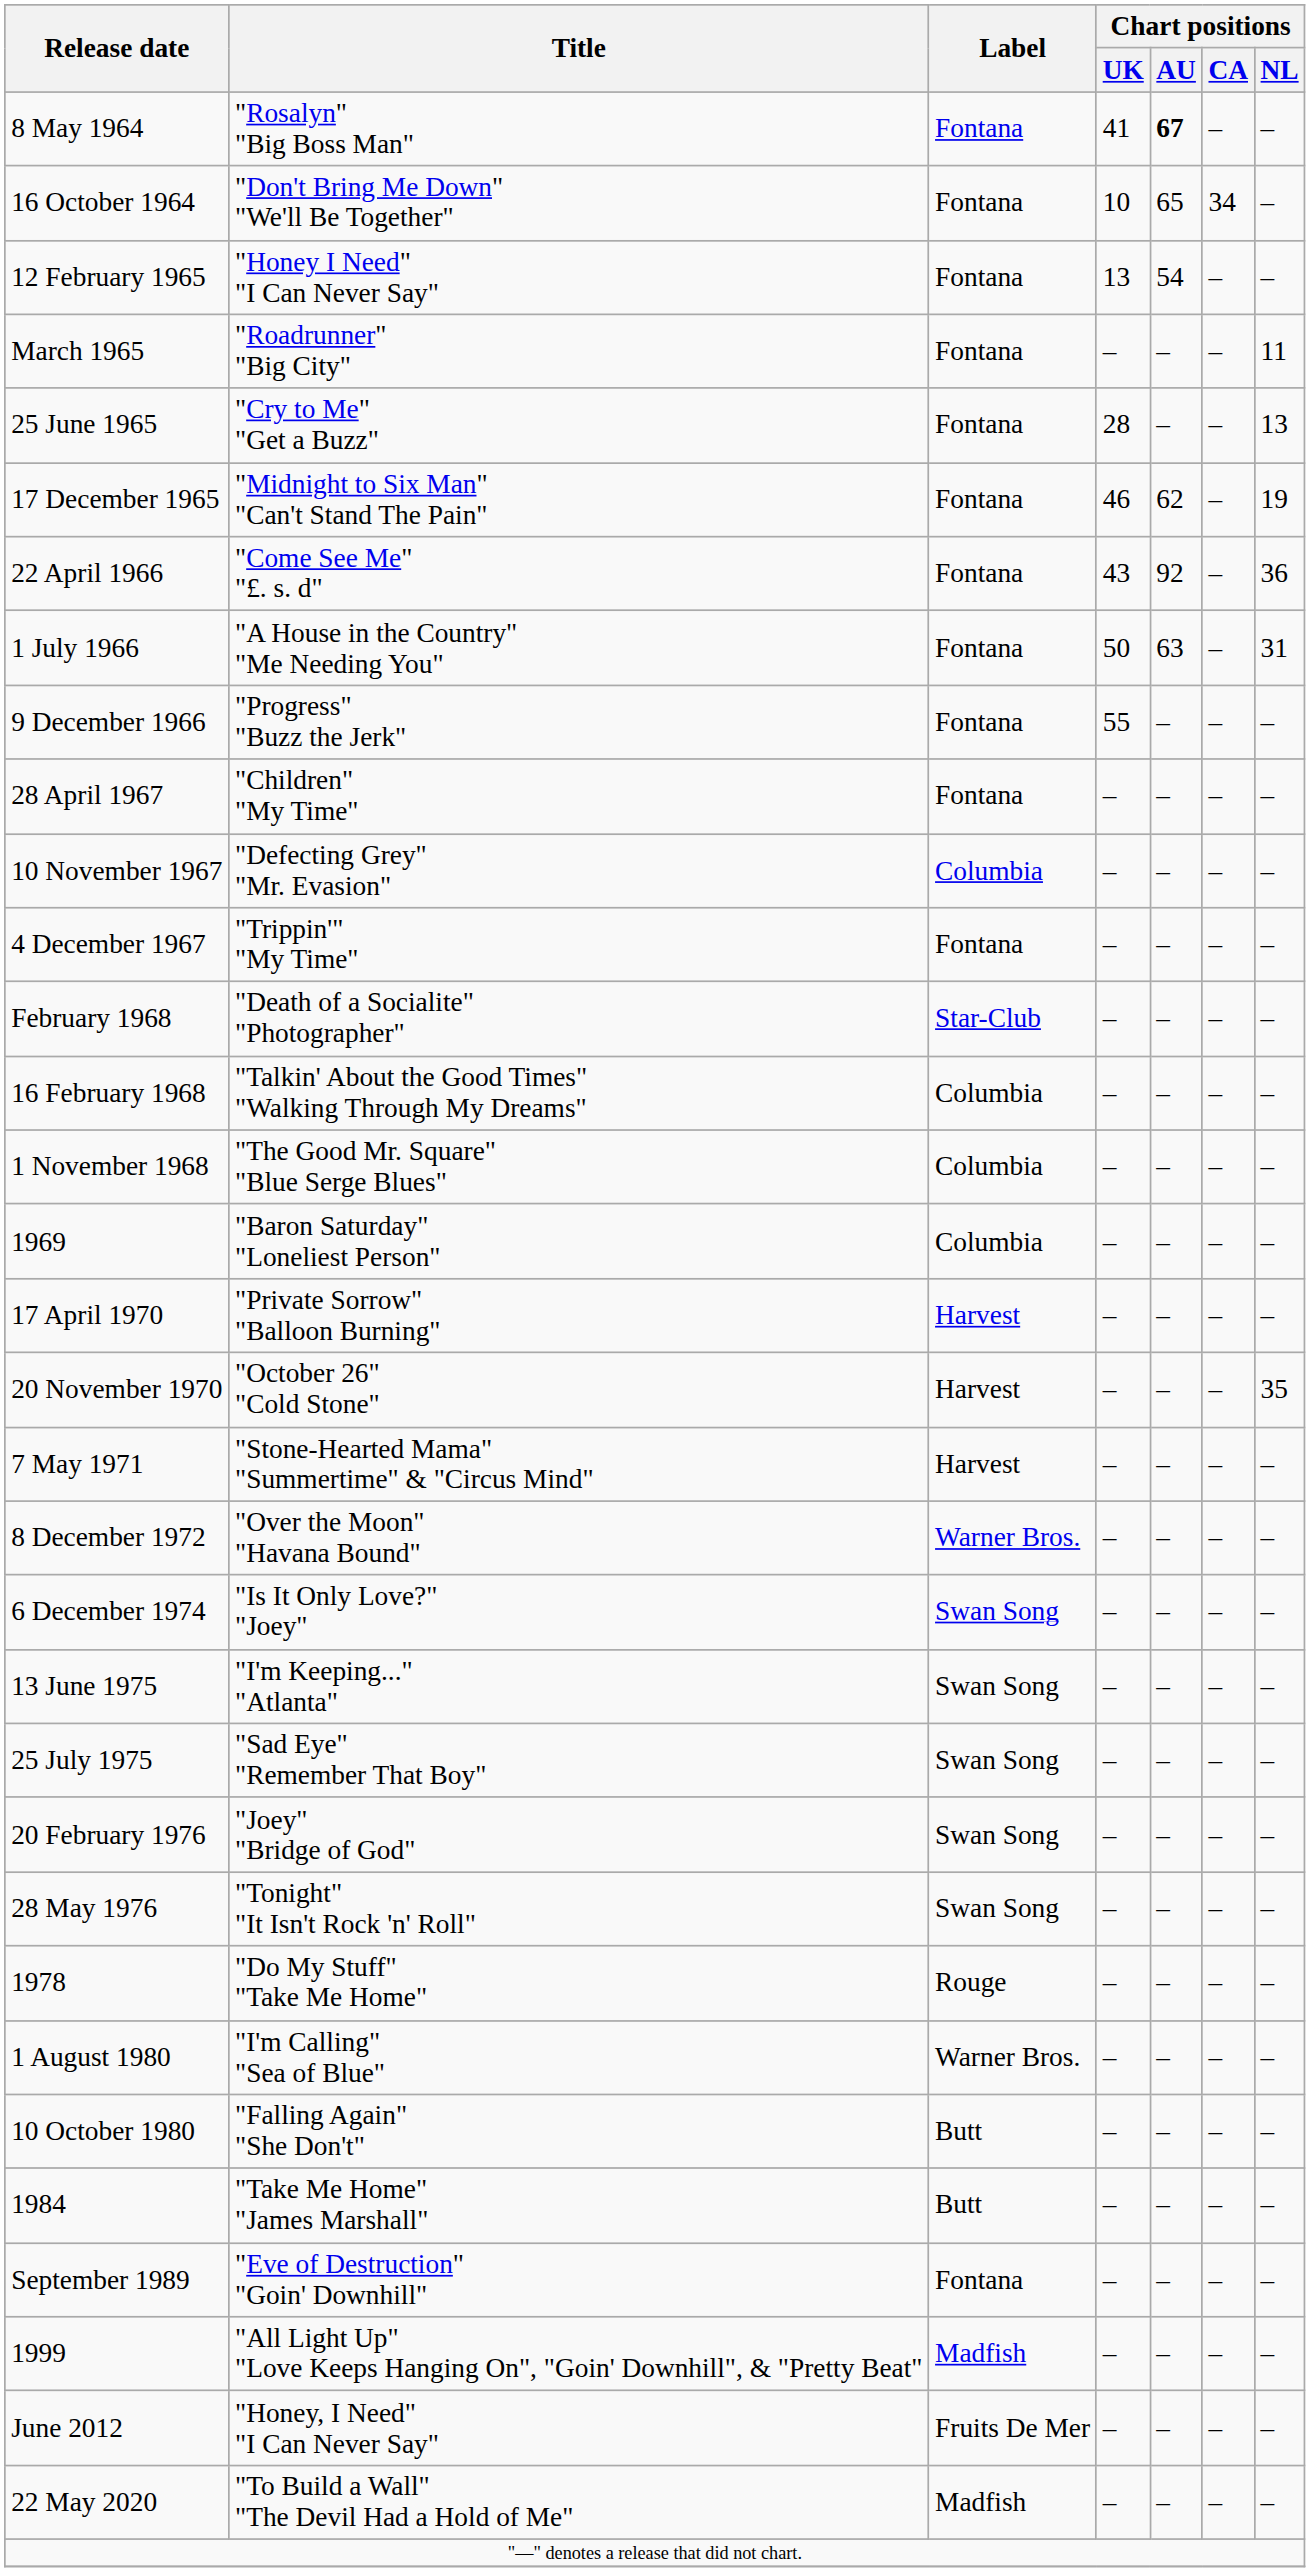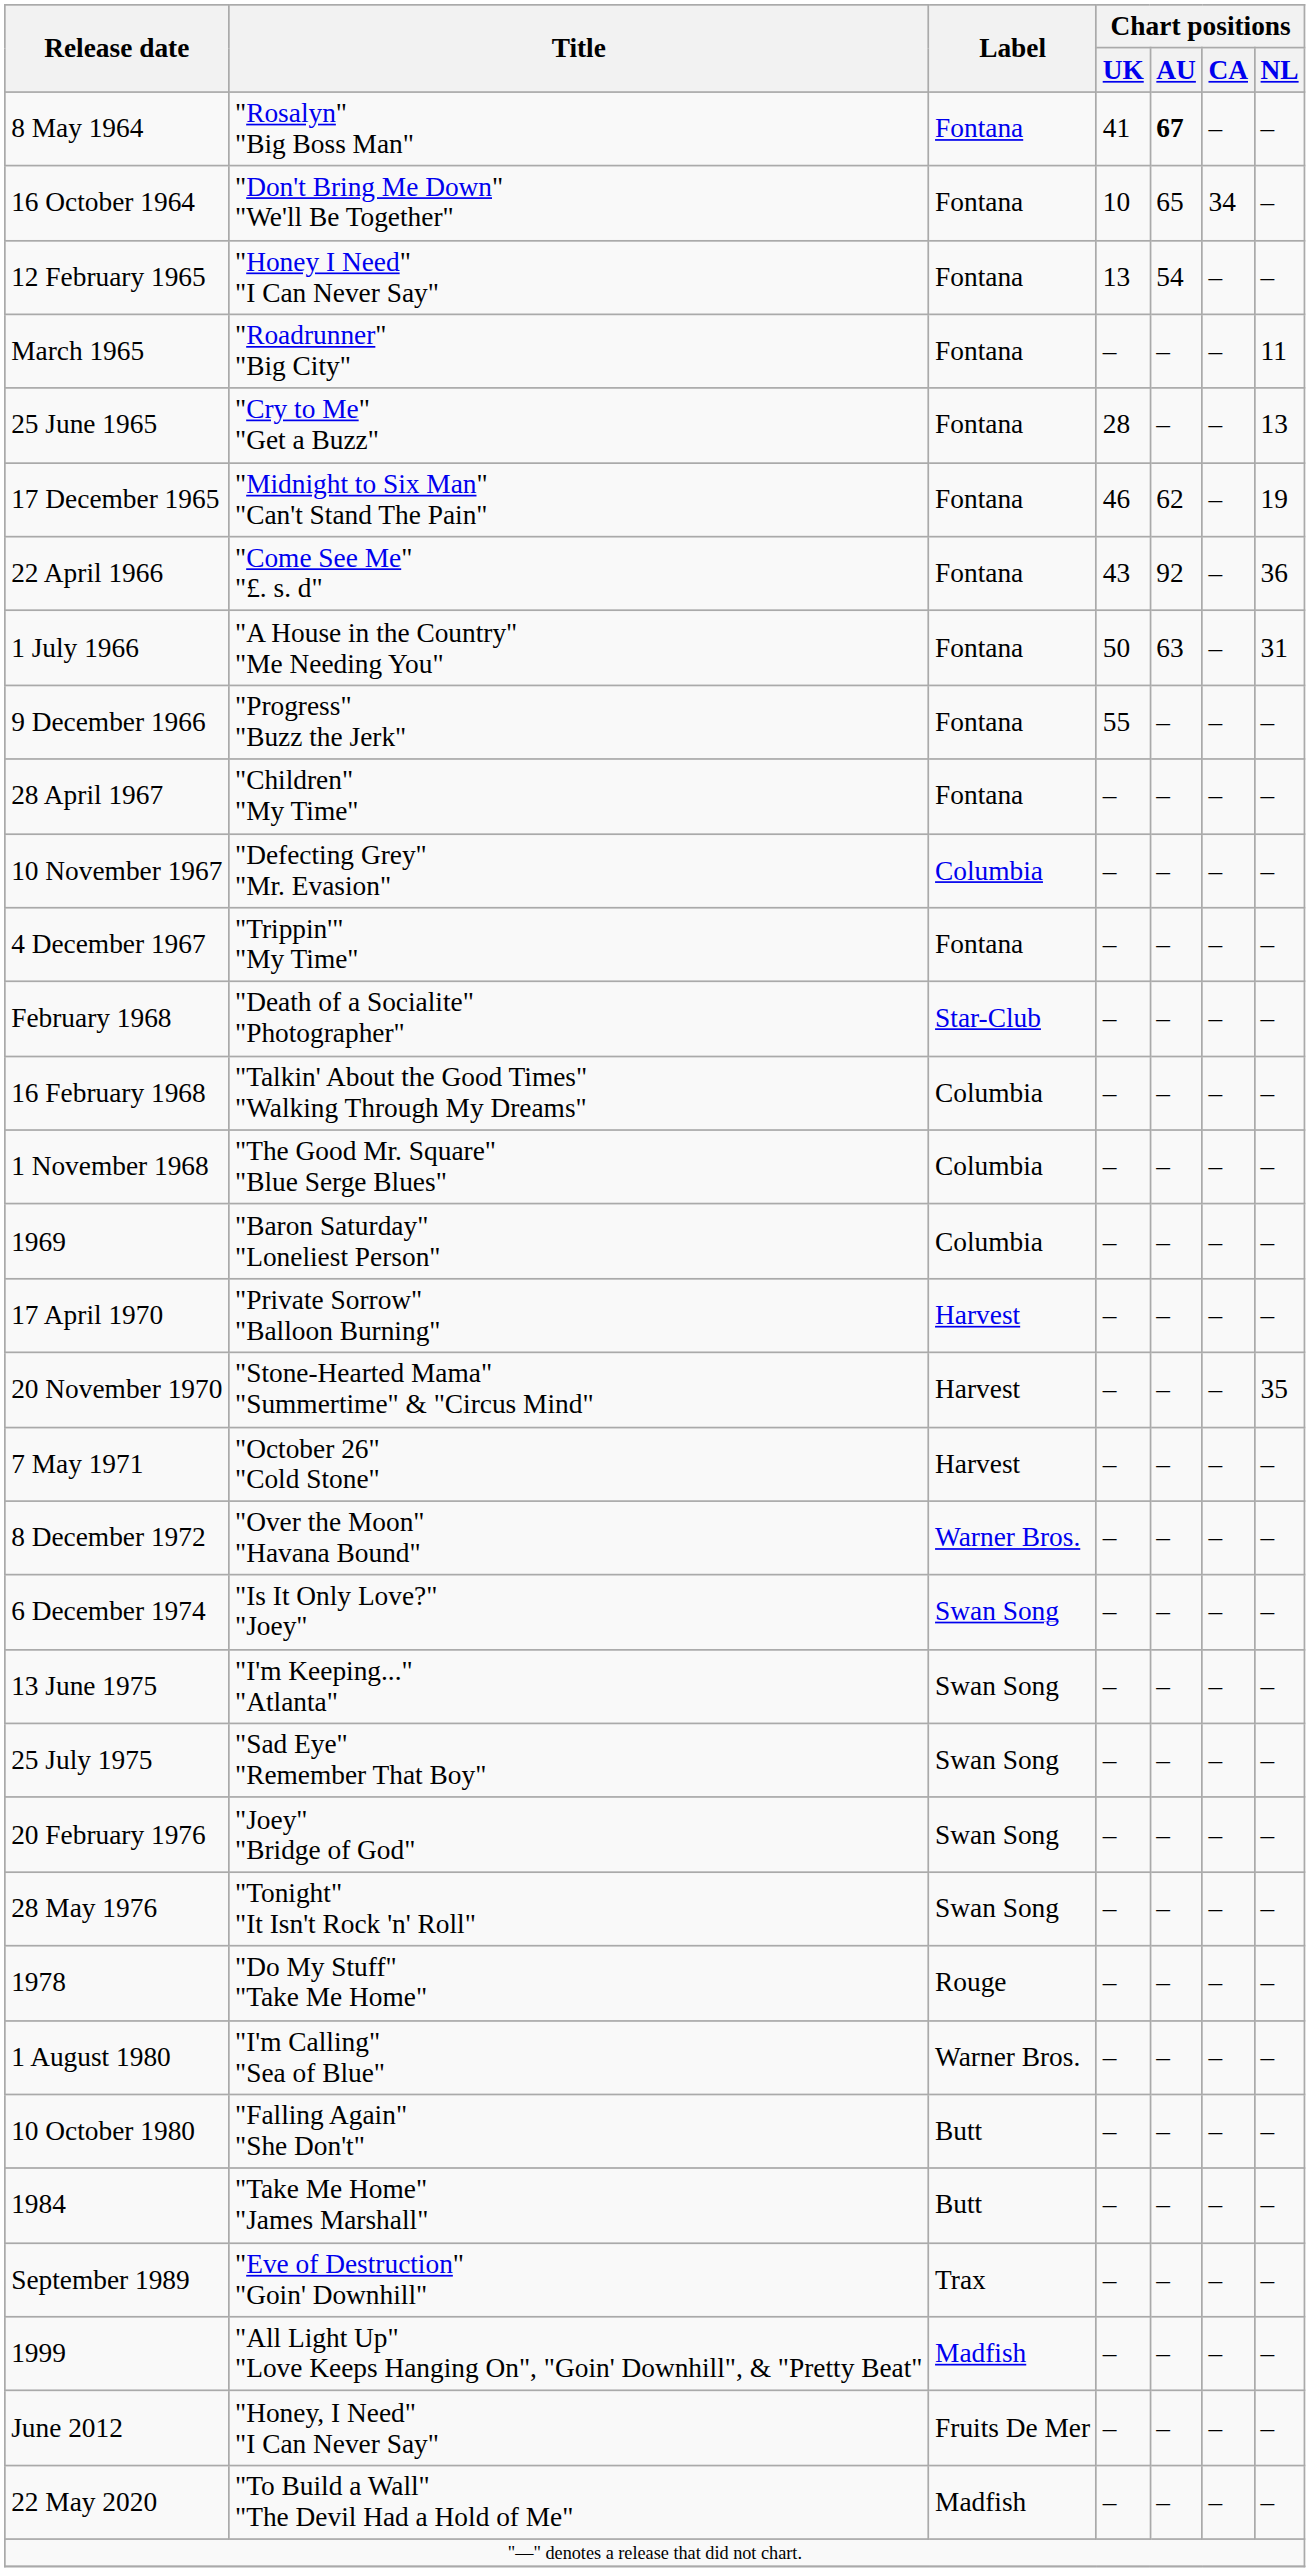(307, 1389) "October 26" "Cold Stone" -> (414, 1389) "Stone-Hearted Mama" "Summertime" & "Circus Mind"
(414, 1463) "Stone-Hearted Mama" "Summertime" & "Circus Mind" -> (307, 1463) "October 26" "Cold Stone"
(979, 2279) Fontana -> (960, 2279) Trax
